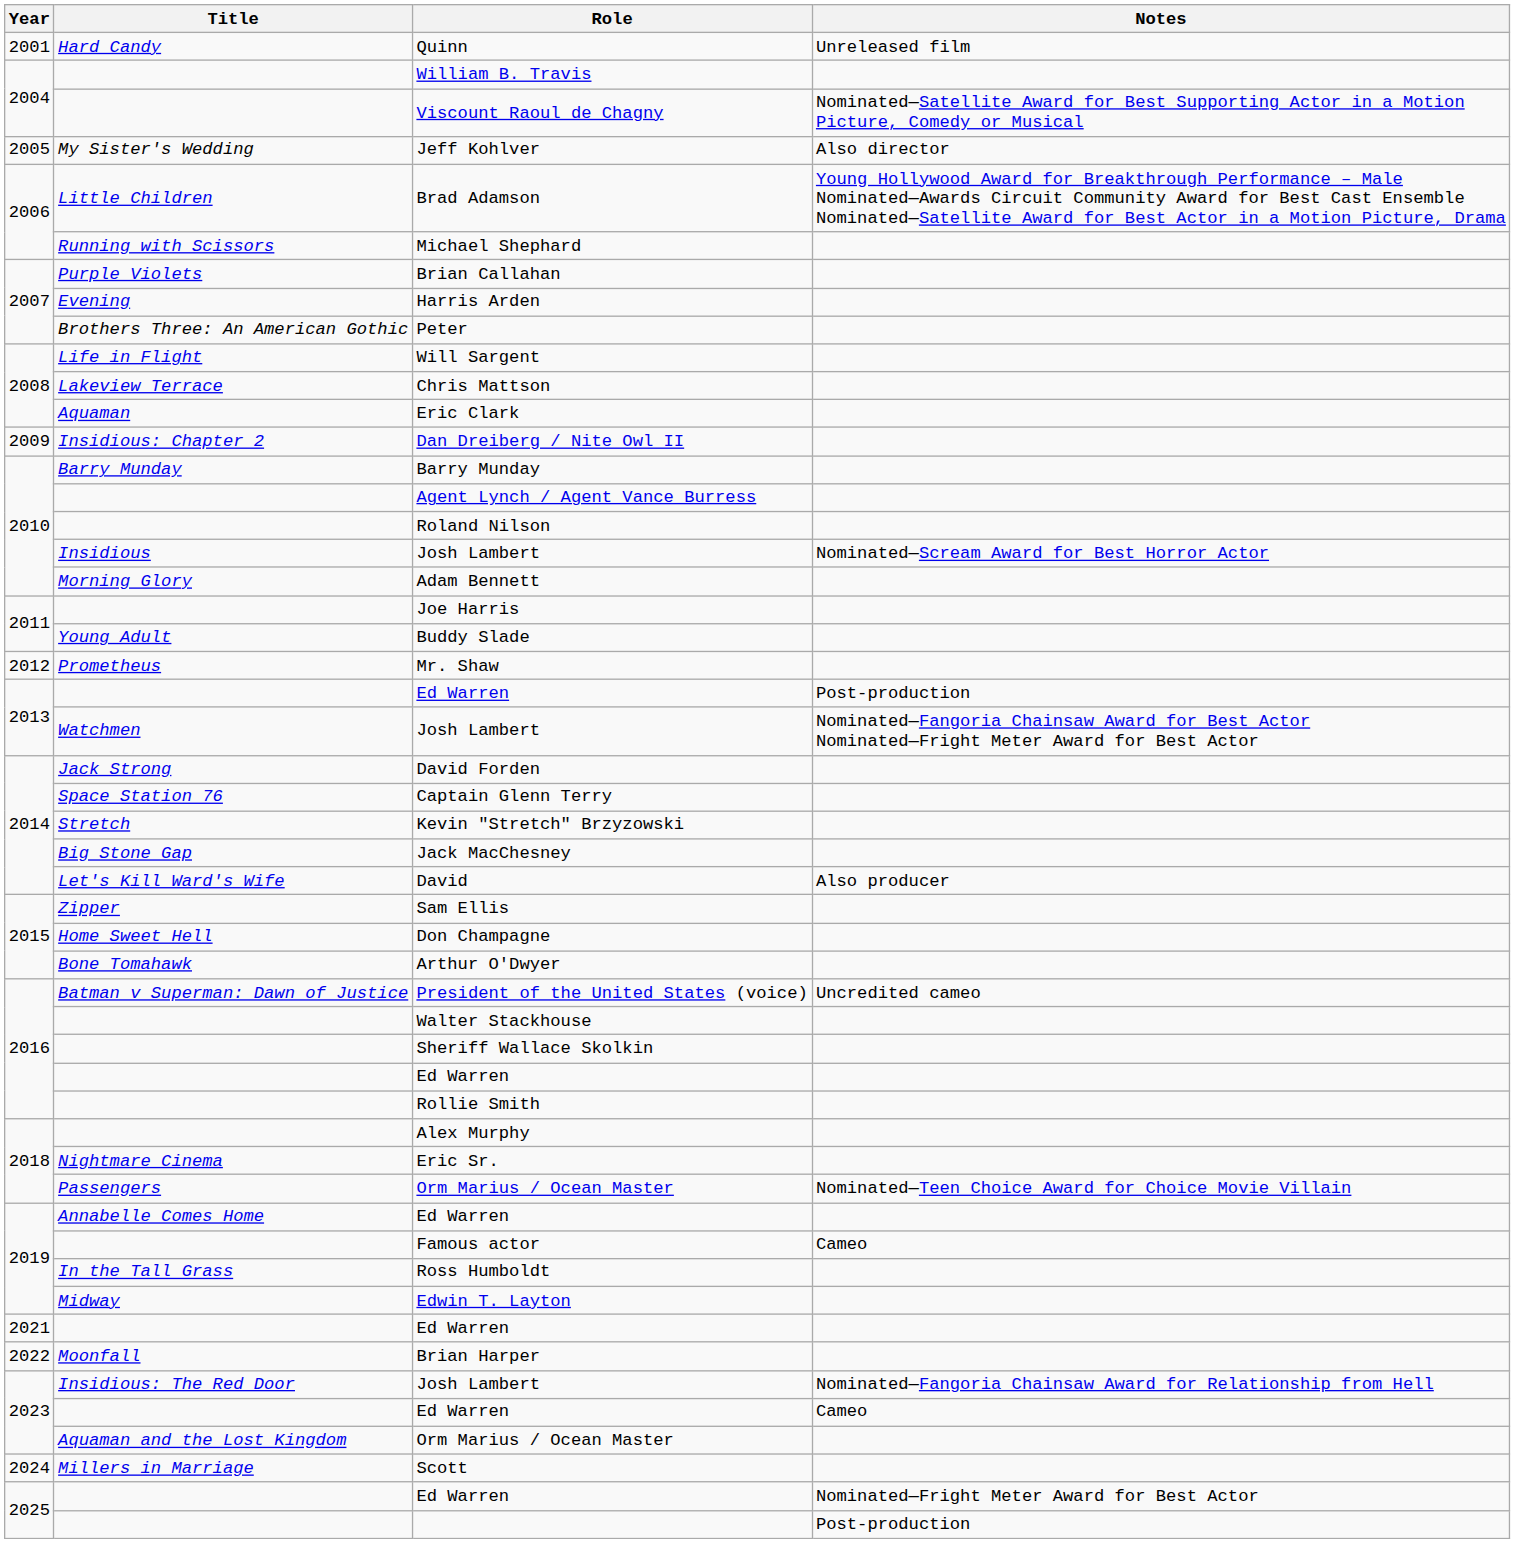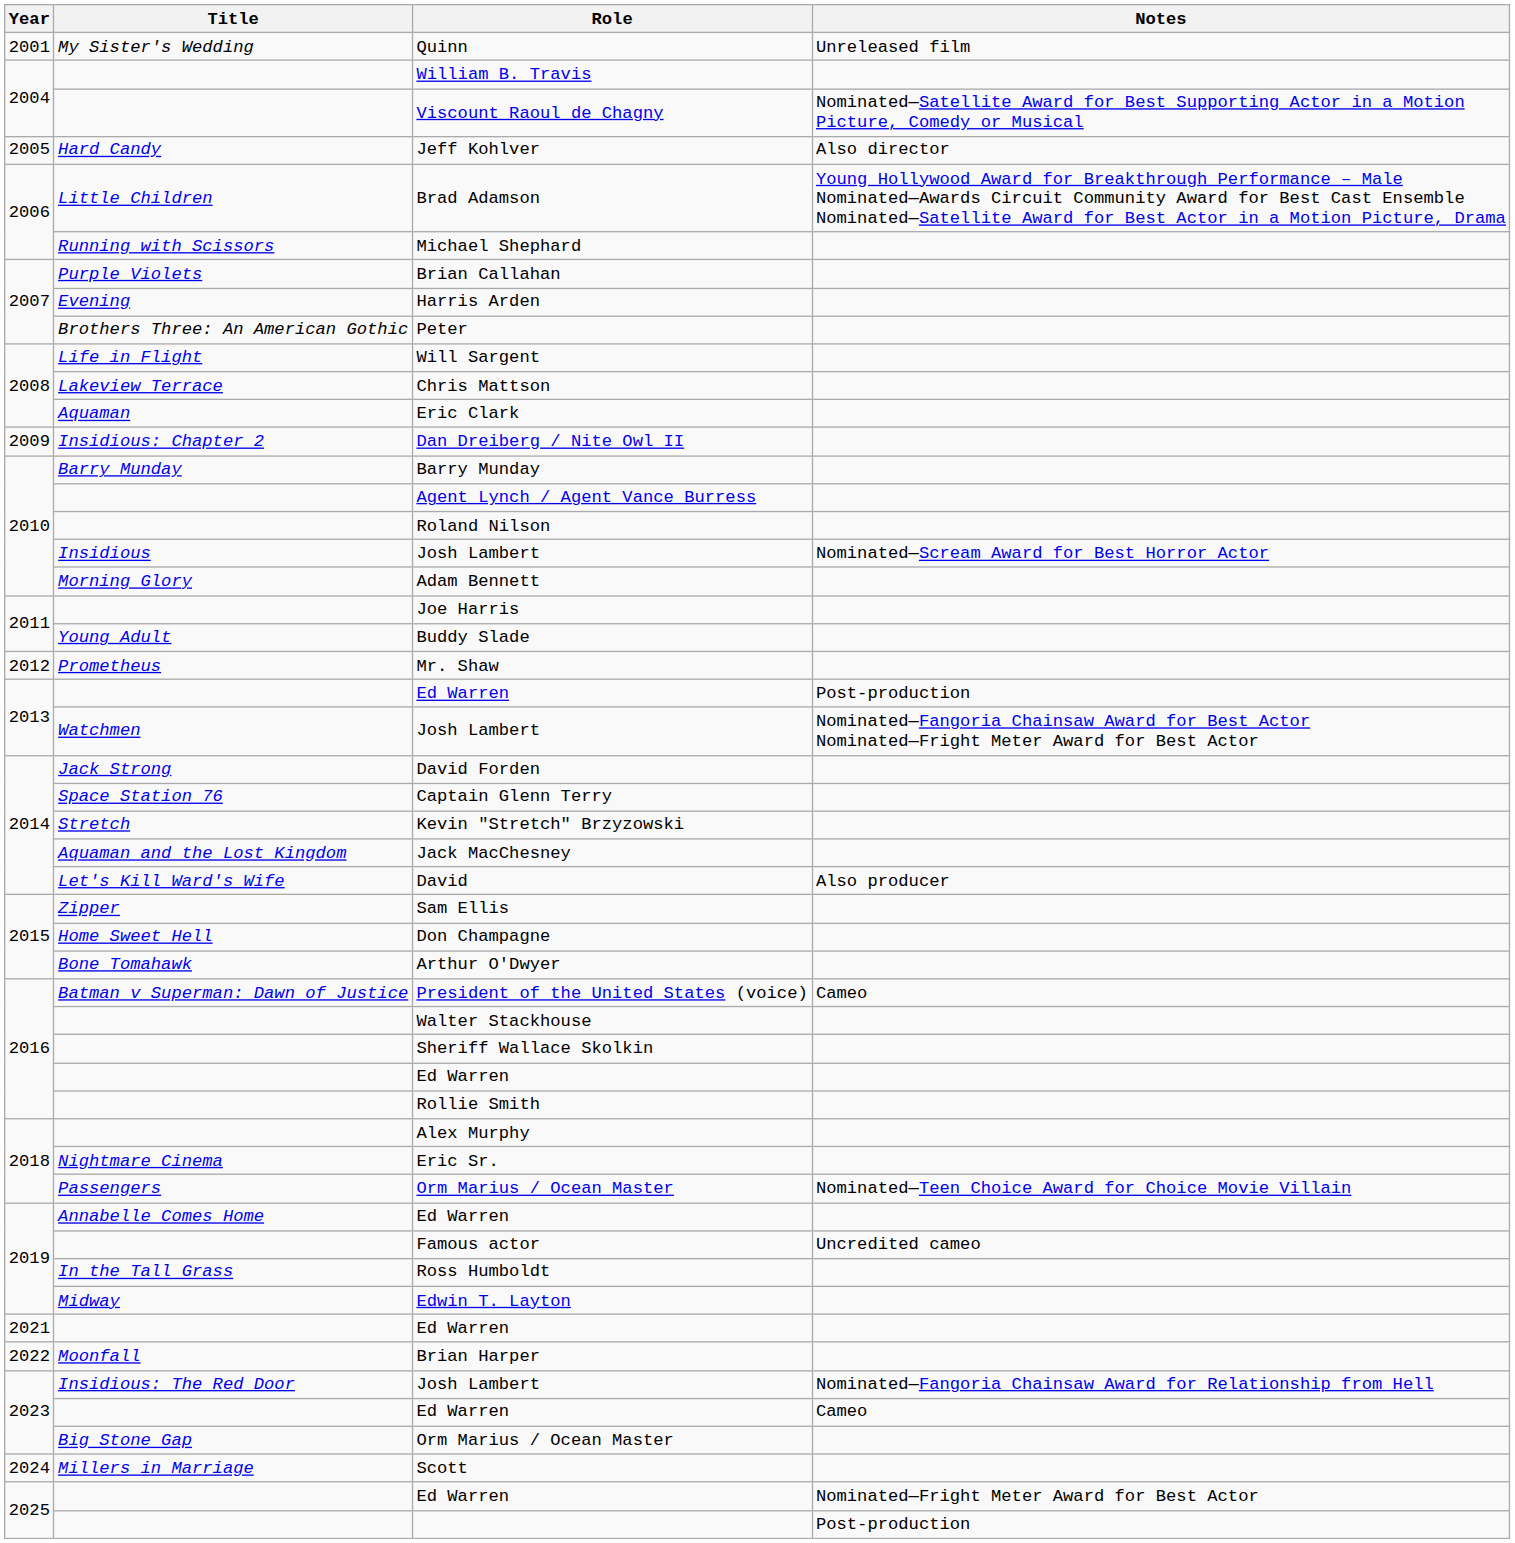(110, 47) Hard Candy -> (156, 47) My Sister's Wedding
(156, 150) My Sister's Wedding -> (110, 150) Hard Candy
(125, 853) Big Stone Gap -> (202, 853) Aquaman and the Lost Kingdom
(898, 993) Uncredited cameo -> (842, 993) Cameo
(842, 1245) Cameo -> (898, 1245) Uncredited cameo
(202, 1440) Aquaman and the Lost Kingdom -> (125, 1440) Big Stone Gap
